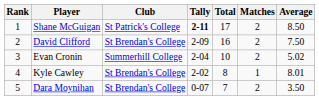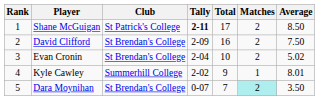(143, 57) Summerhill College -> (145, 57) St Brendan's College
(145, 73) St Brendan's College -> (143, 73) Summerhill College
(225, 73) 8 -> (225, 73) 9
(257, 88) no background -> (257, 88) paleturquoise background
